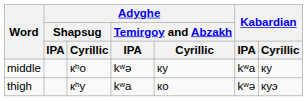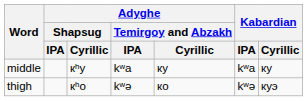(78, 68) кʰо -> (78, 68) кʰу
(123, 68) kʷə -> (123, 68) kʷa
(78, 86) кʰу -> (78, 86) кʰо
(123, 86) kʷa -> (123, 86) kʷə
